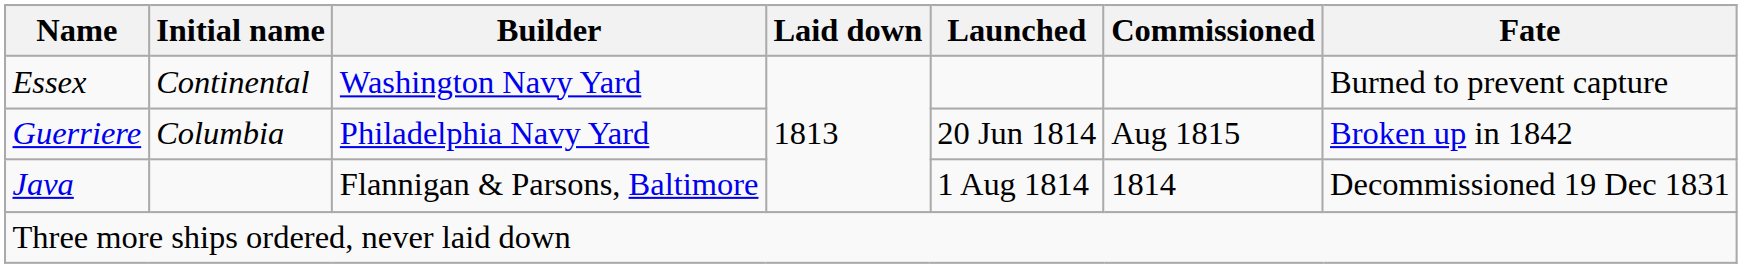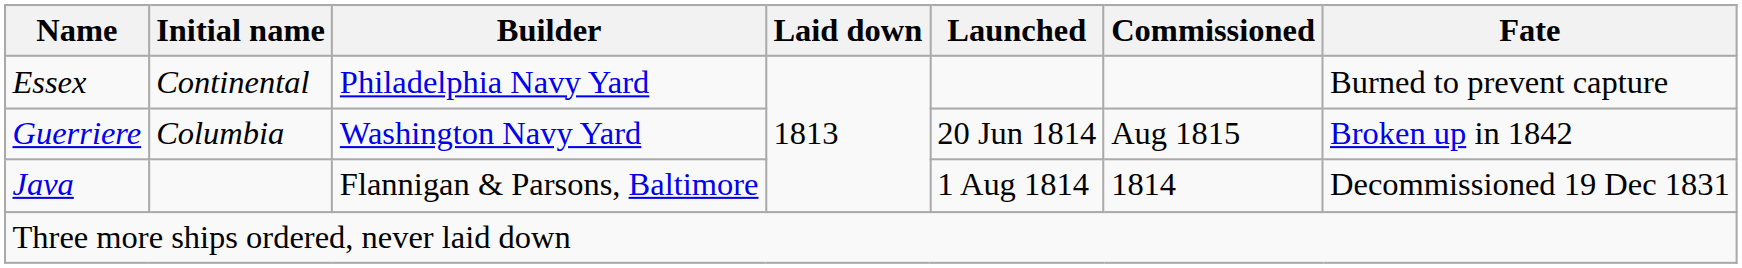(491, 81) Washington Navy Yard -> (495, 81) Philadelphia Navy Yard
(495, 133) Philadelphia Navy Yard -> (491, 133) Washington Navy Yard
